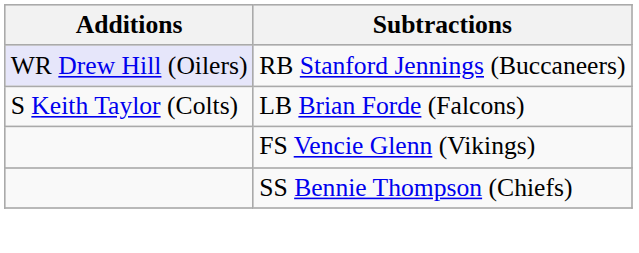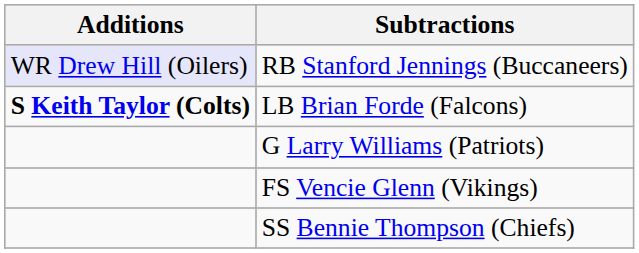(124, 106) normal -> (130, 106) bold
+ row: (403, 146)
